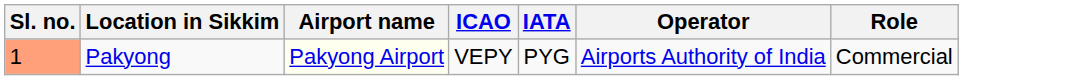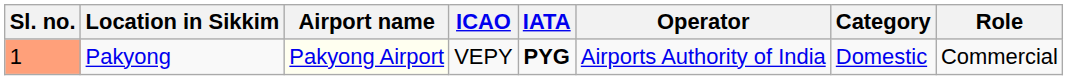+ column: (883, 21)
(547, 56) normal -> (547, 56) bold
